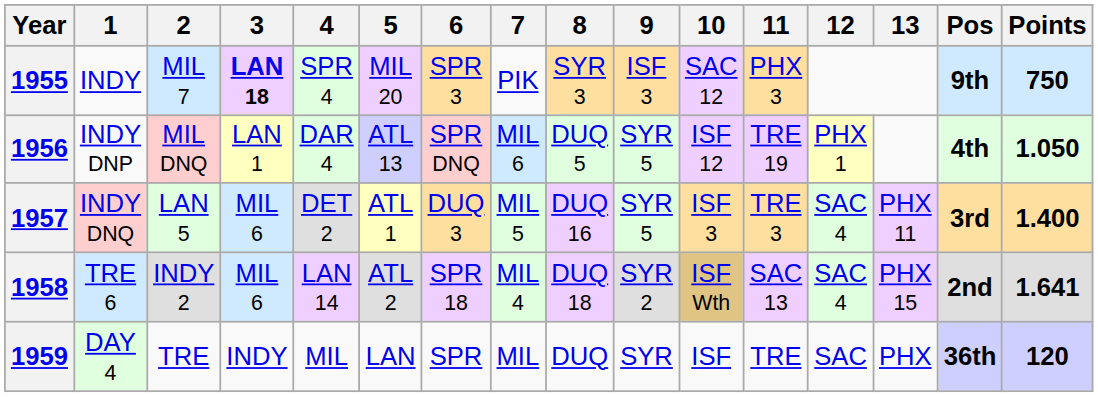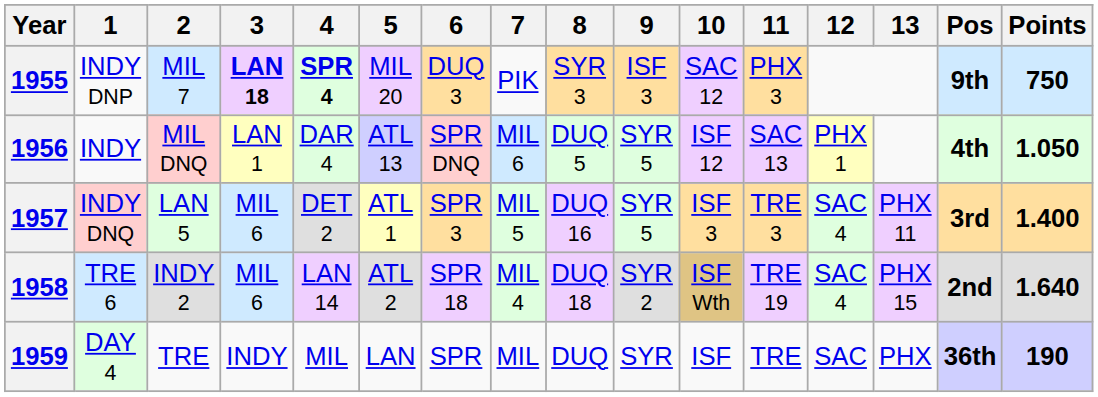(111, 80) INDY -> (111, 80) INDY DNP
(327, 80) normal -> (327, 80) bold
(456, 80) SPR 3 -> (456, 80) DUQ 3
(111, 149) INDY DNP -> (111, 149) INDY
(776, 149) TRE 19 -> (776, 149) SAC 13
(456, 218) DUQ 3 -> (456, 218) SPR 3
(776, 287) SAC 13 -> (776, 287) TRE 19
(1047, 287) 1.641 -> (1047, 287) 1.640
(1047, 356) 120 -> (1047, 356) 190
